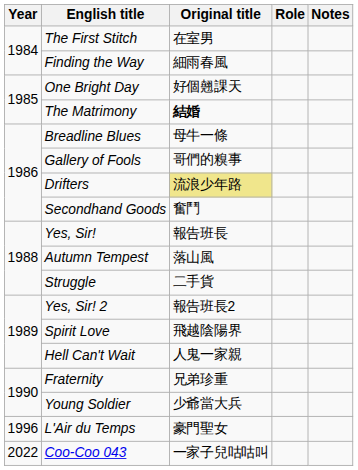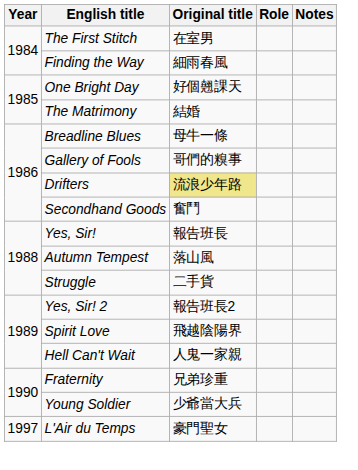(186, 111) bold -> (186, 111) normal
(23, 428) 1996 -> (23, 428) 1997
- row: (85, 453)
